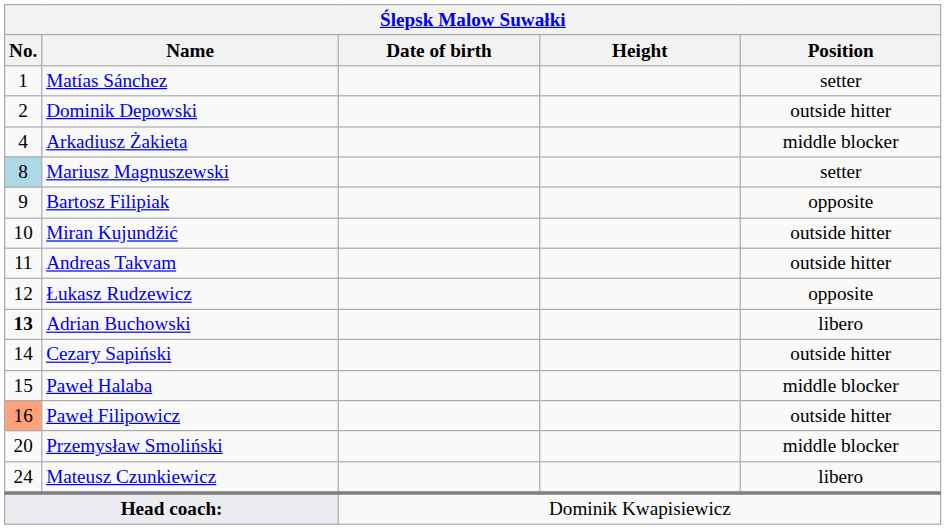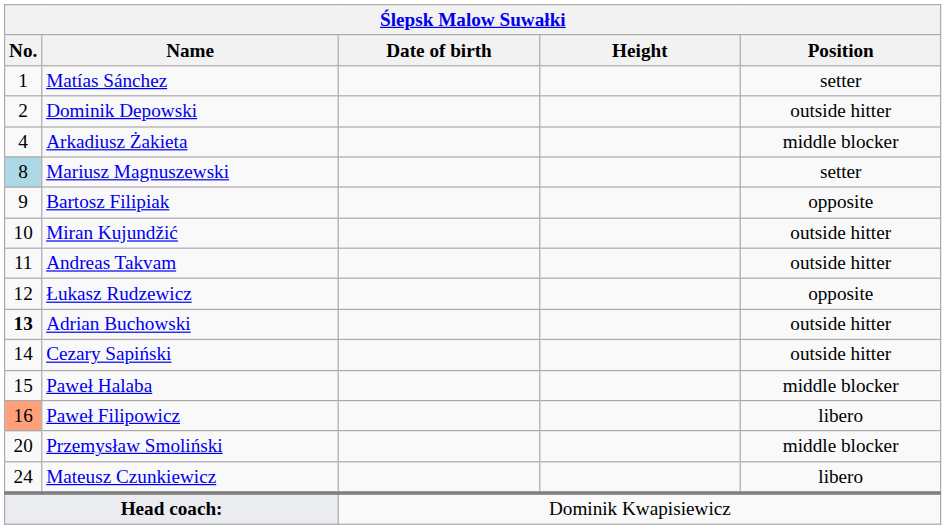(841, 324) libero -> (841, 324) outside hitter
(841, 415) outside hitter -> (841, 415) libero
